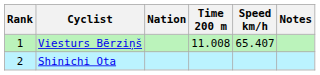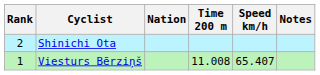rows swapped: (90, 43) <-> (77, 61)
